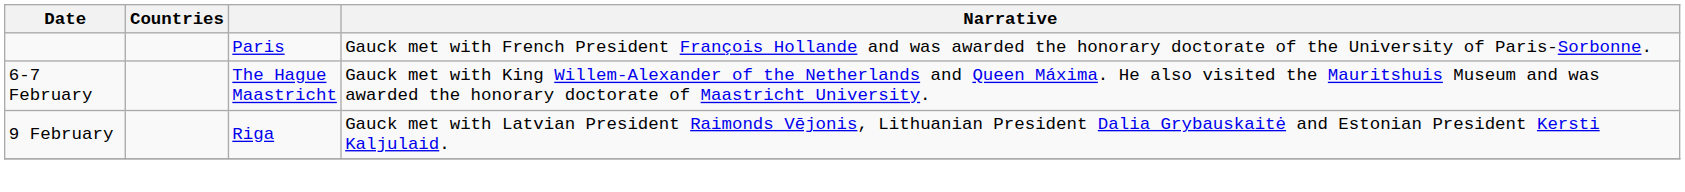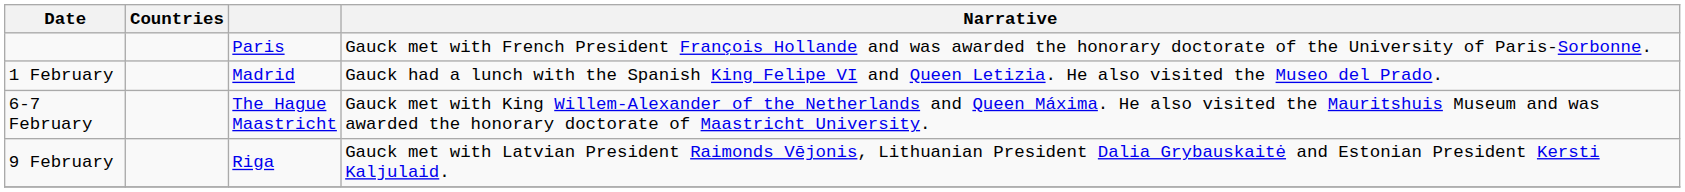+ row: (61, 76)
